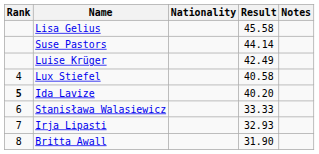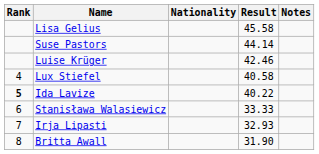(259, 61) 42.49 -> (259, 61) 42.46
(259, 93) 40.20 -> (259, 93) 40.22
